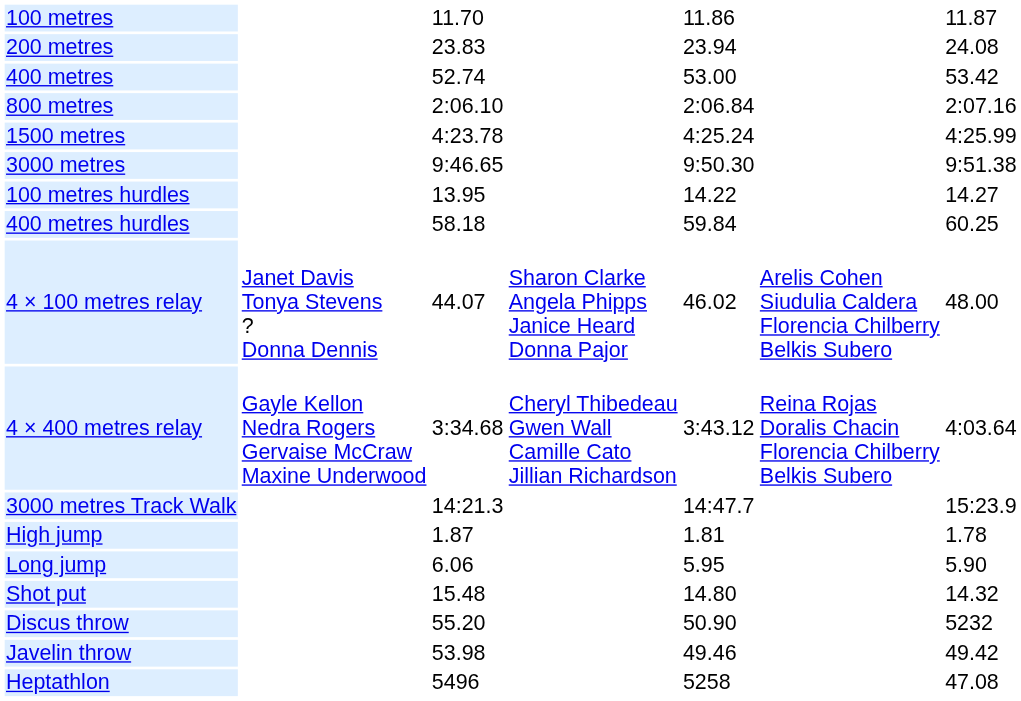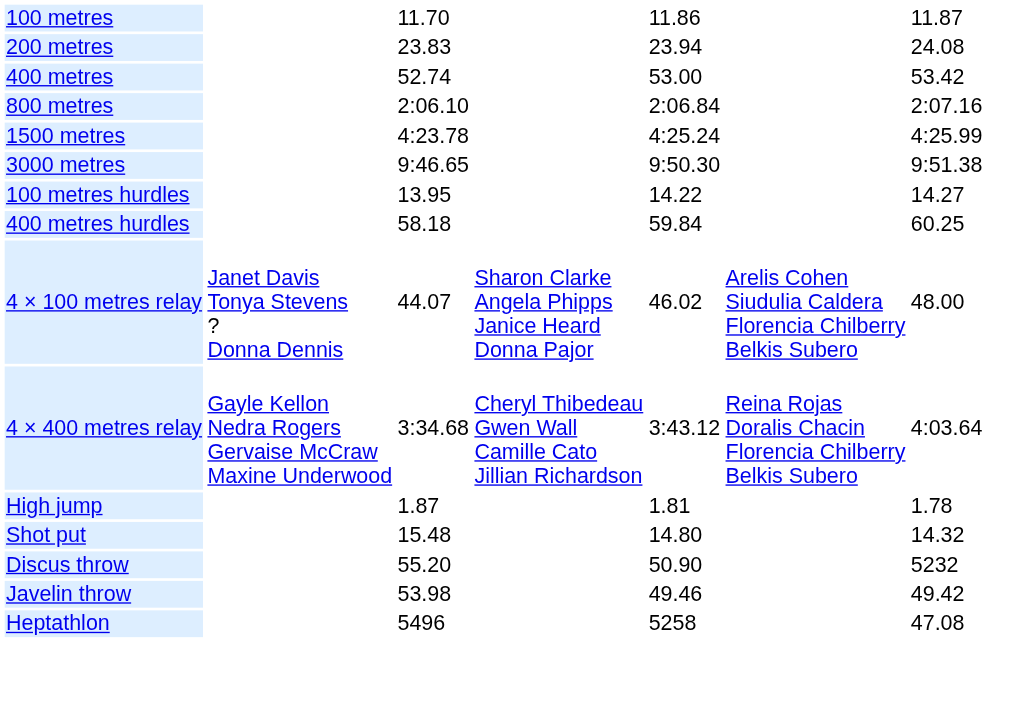- row: (121, 505)
- row: (56, 564)
